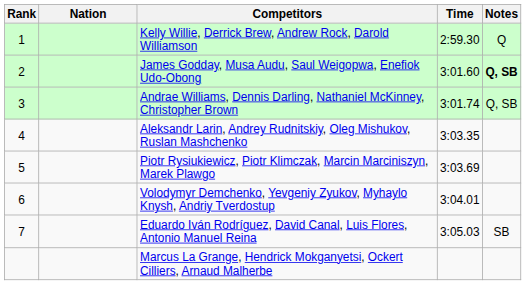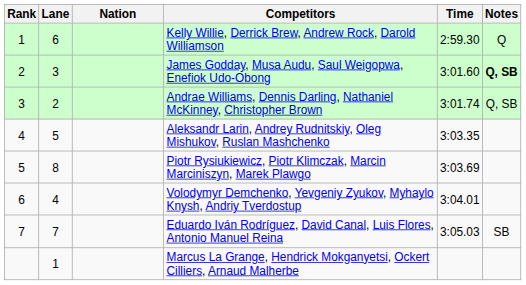+ column: (55, 14)
